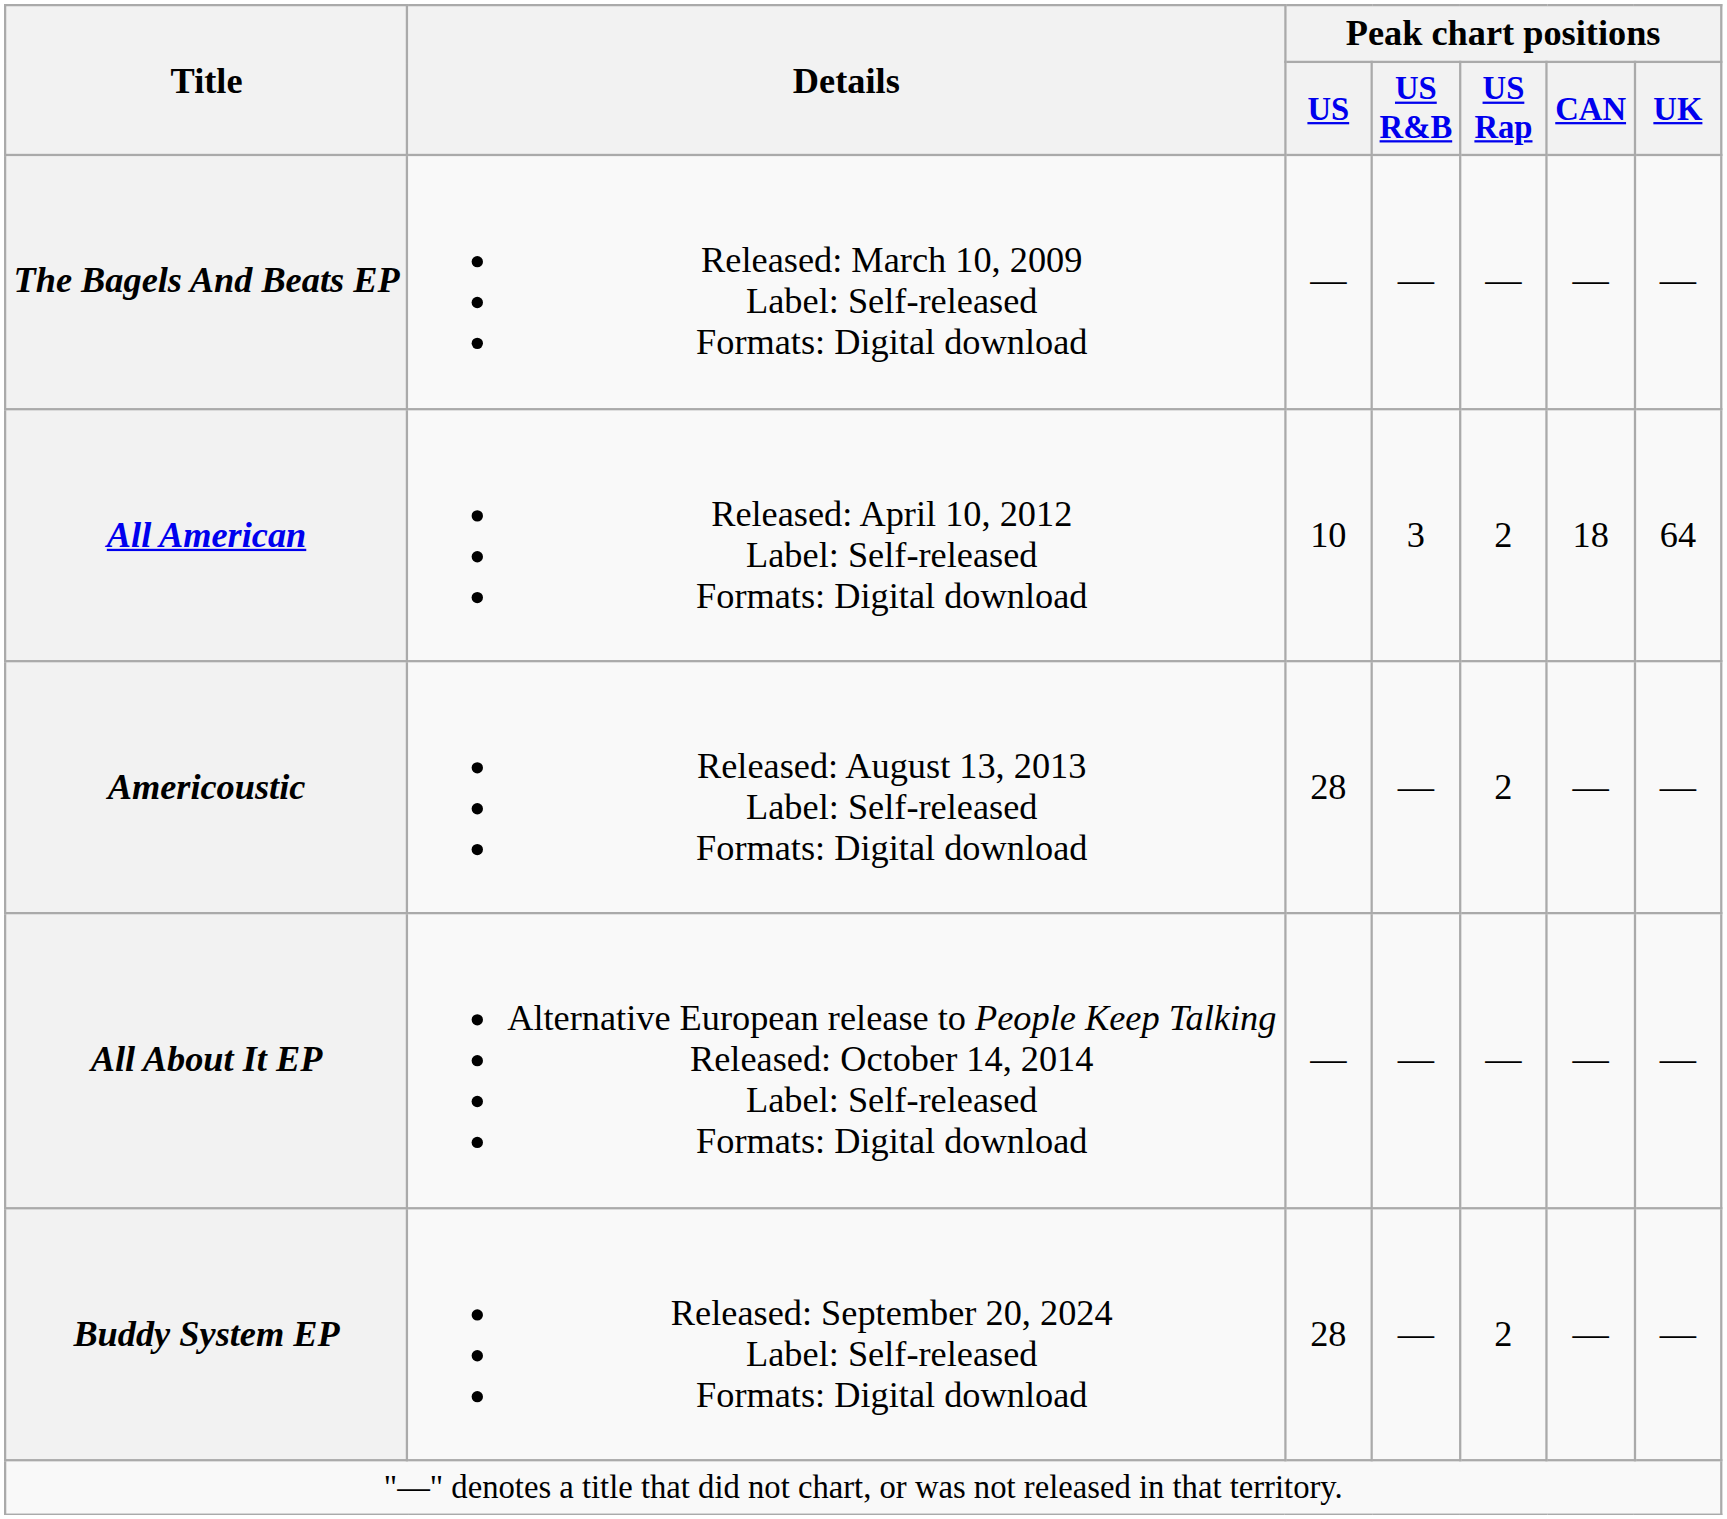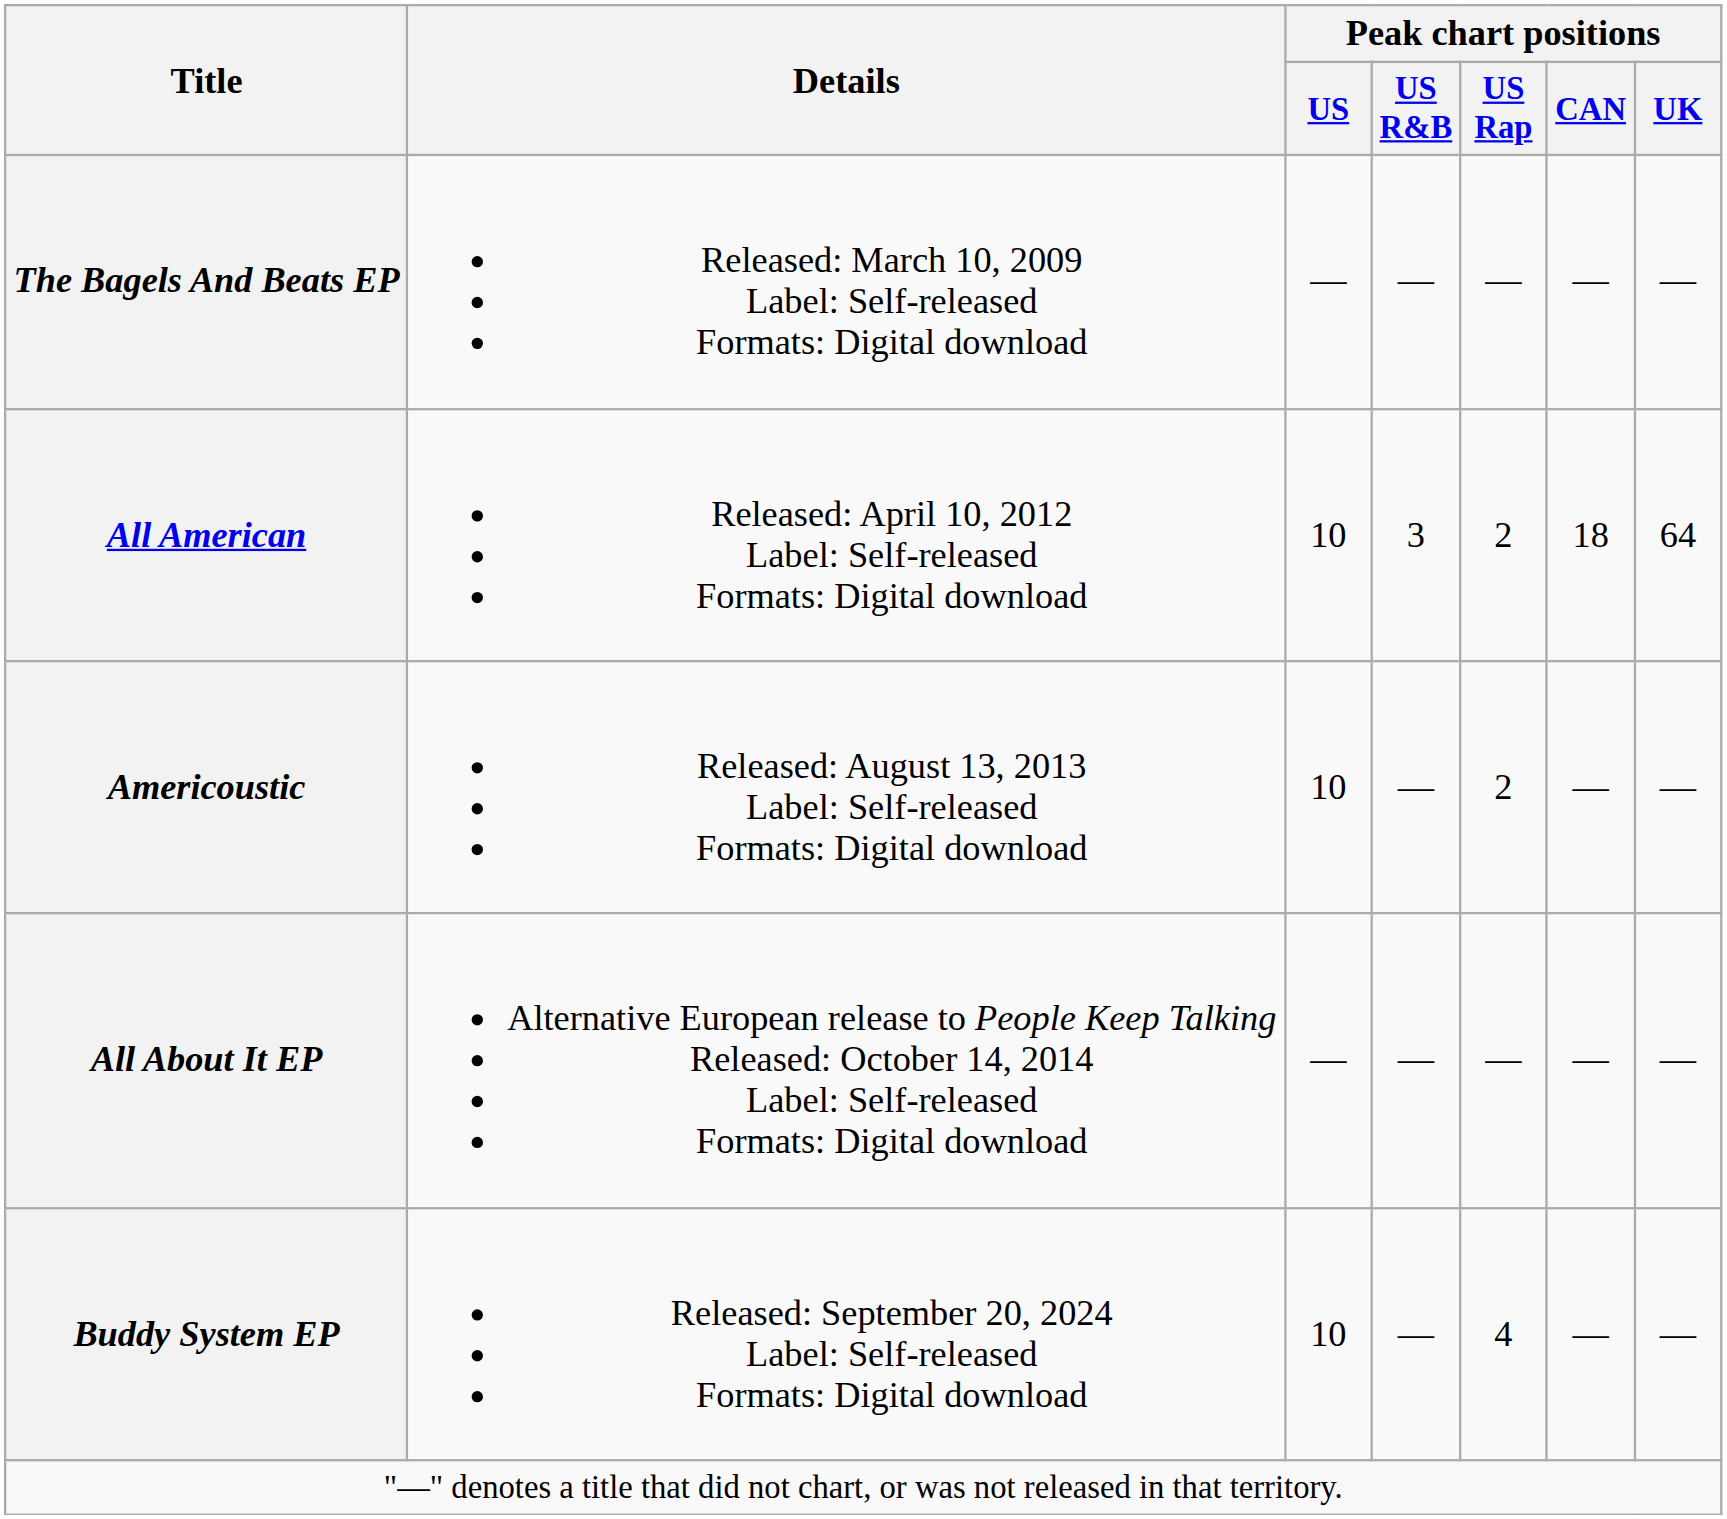(1328, 786) 28 -> (1328, 786) 10
(1328, 1333) 28 -> (1328, 1333) 10
(1503, 1333) 2 -> (1503, 1333) 4
